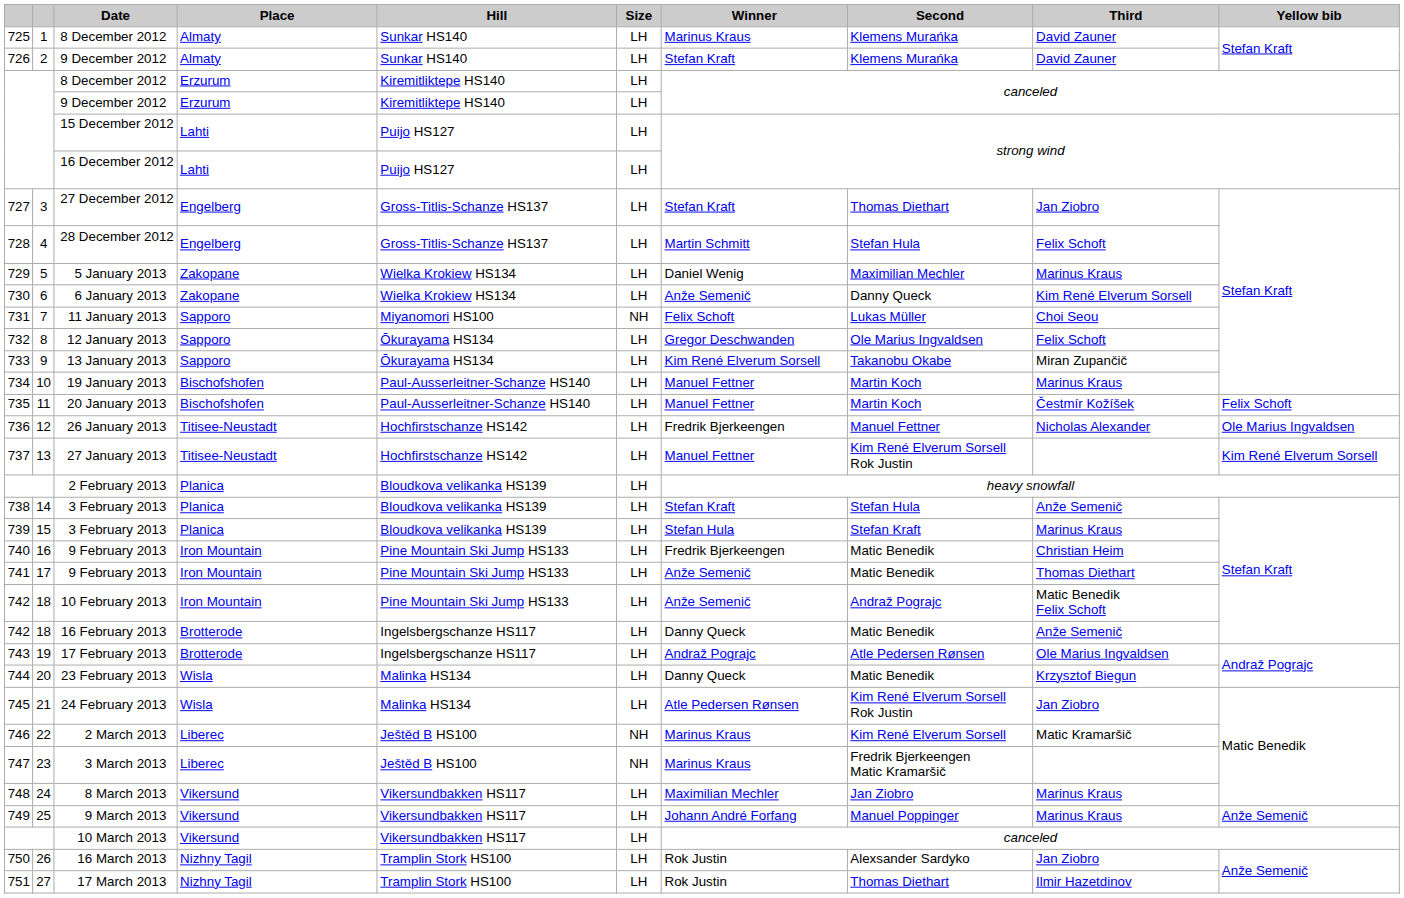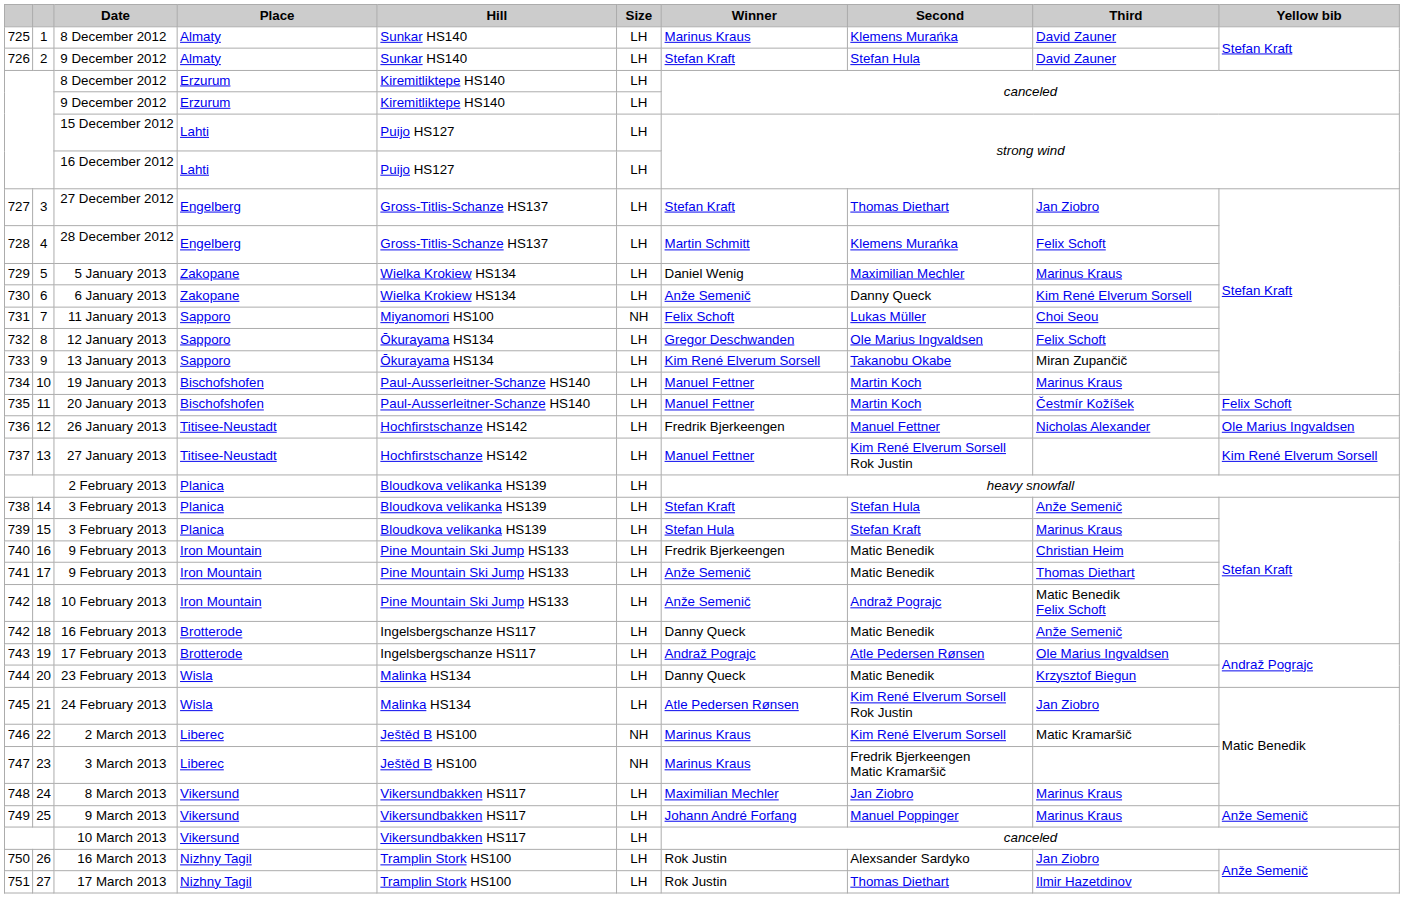(904, 58) Klemens Murańka -> (885, 58) Stefan Hula
(885, 244) Stefan Hula -> (904, 244) Klemens Murańka
